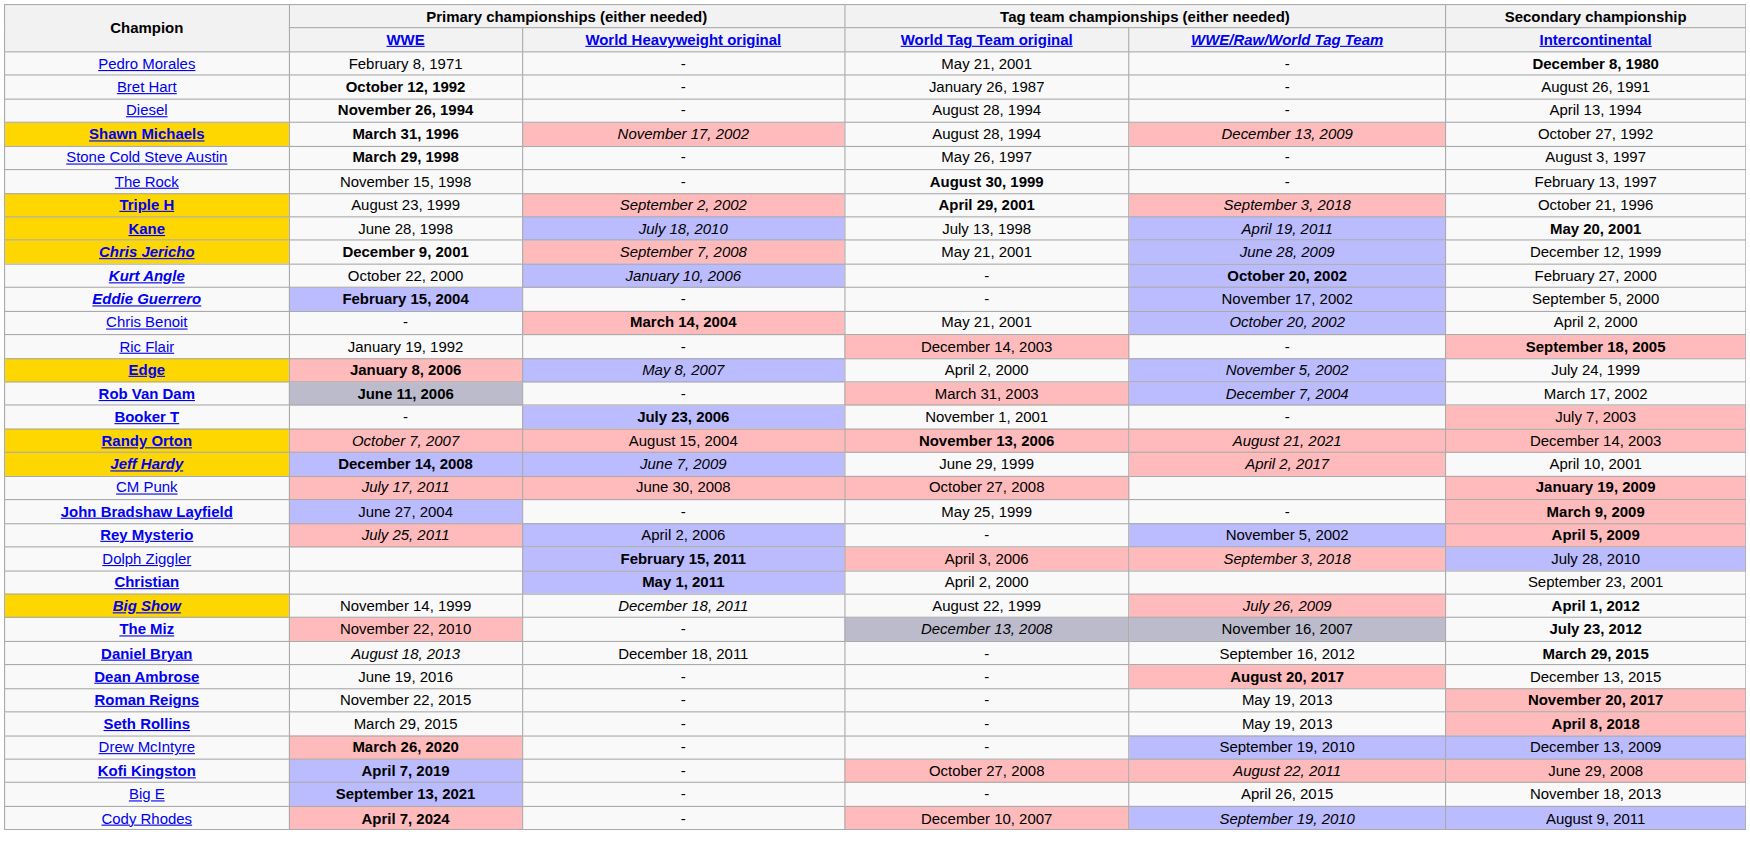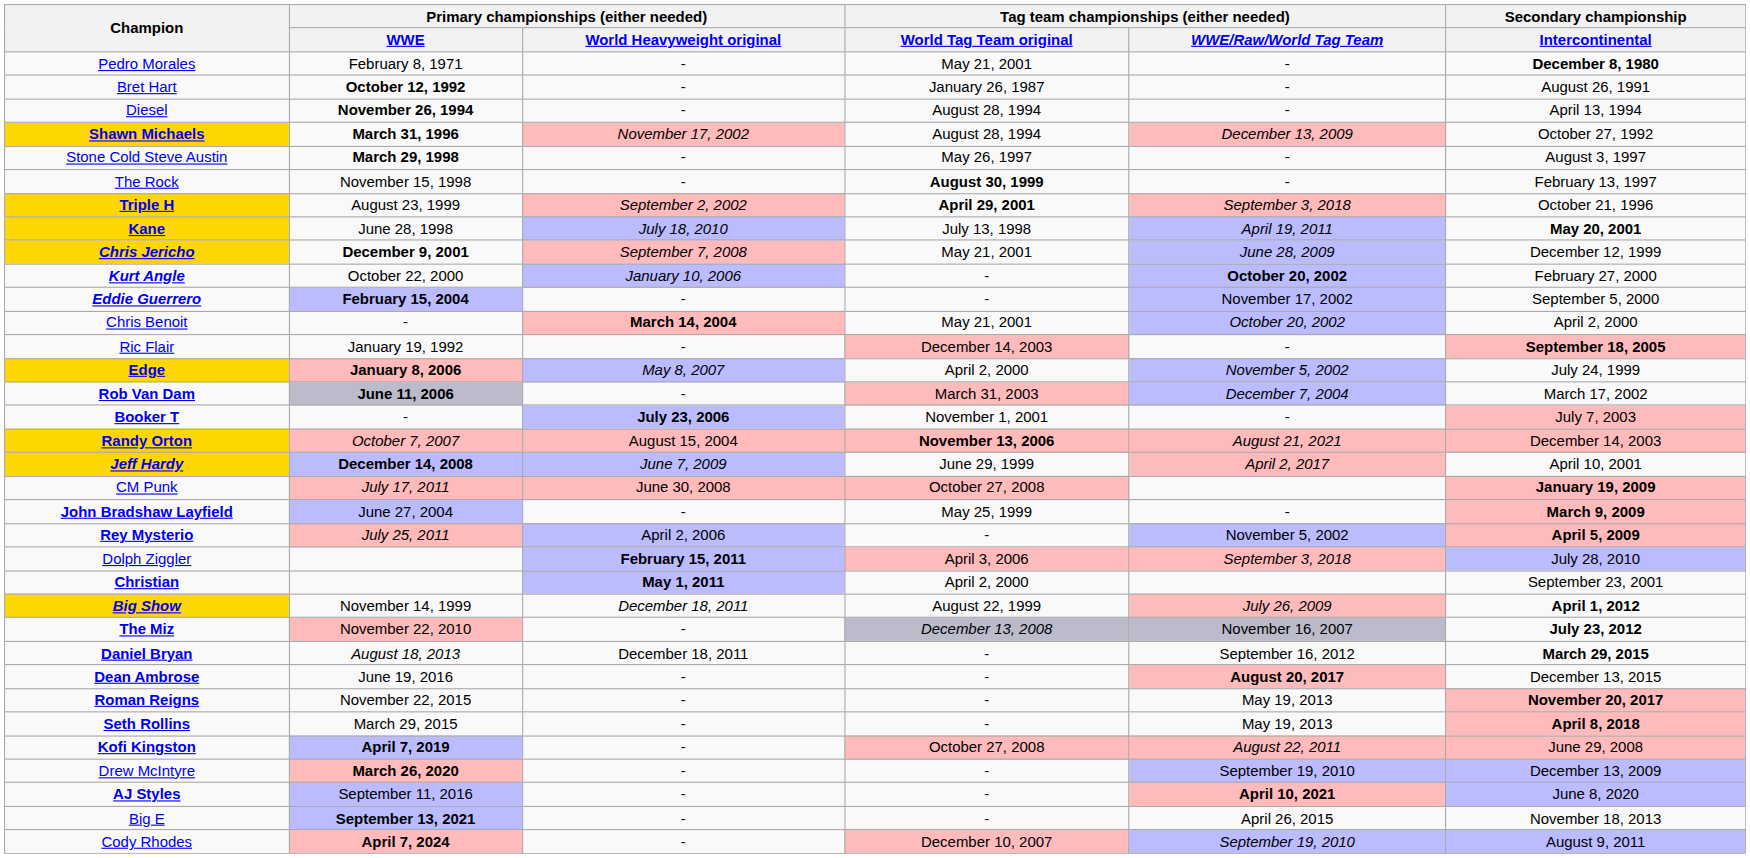rows swapped: (147, 771) <-> (147, 747)
+ row: (147, 794)
